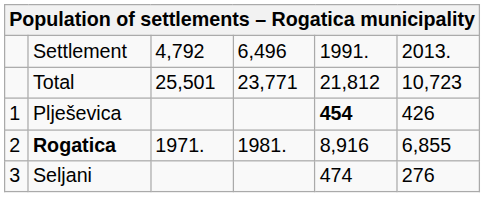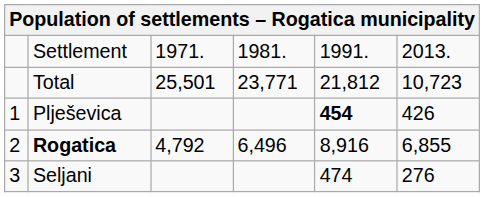(180, 51) 4,792 -> (180, 51) 1971.
(262, 51) 6,496 -> (262, 51) 1981.
(180, 144) 1971. -> (180, 144) 4,792
(262, 144) 1981. -> (262, 144) 6,496
